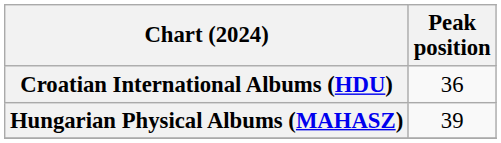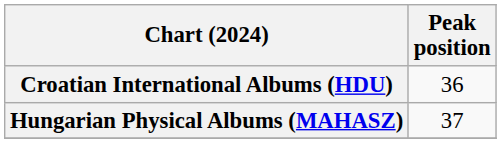(452, 120) 39 -> (452, 120) 37
